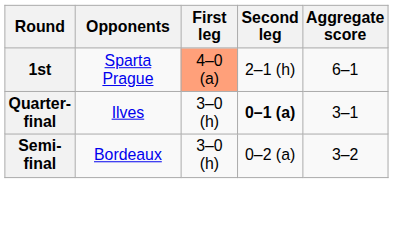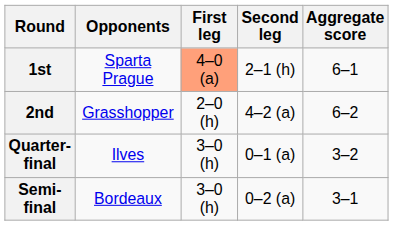+ row: (40, 112)
(270, 112) bold -> (270, 155) normal
(345, 112) 3–1 -> (345, 155) 3–2
(345, 155) 3–2 -> (345, 198) 3–1
